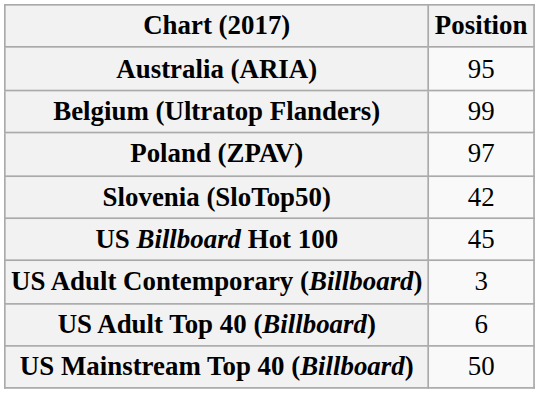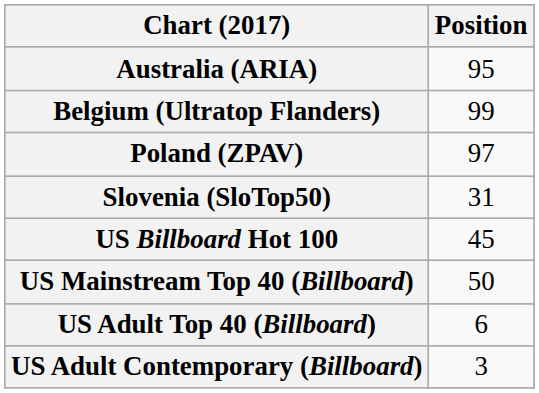(481, 196) 42 -> (481, 196) 31
rows swapped: (217, 281) <-> (217, 366)
